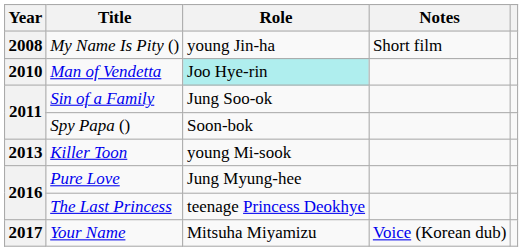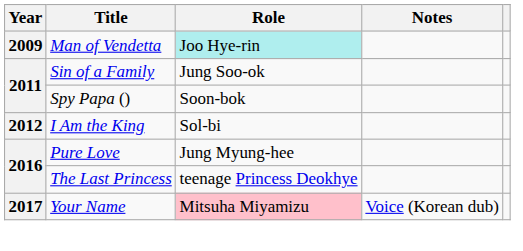- row: (115, 44)
(25, 71) 2010 -> (25, 44) 2009
+ row: (97, 125)
- row: (89, 152)
(252, 233) no background -> (244, 206) pink background
